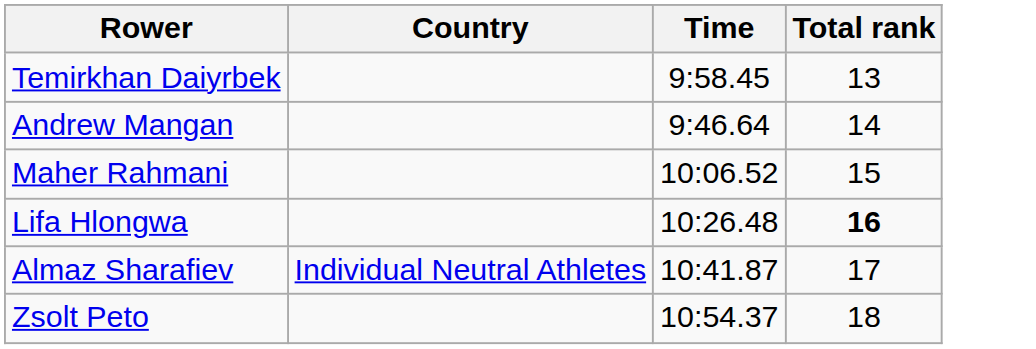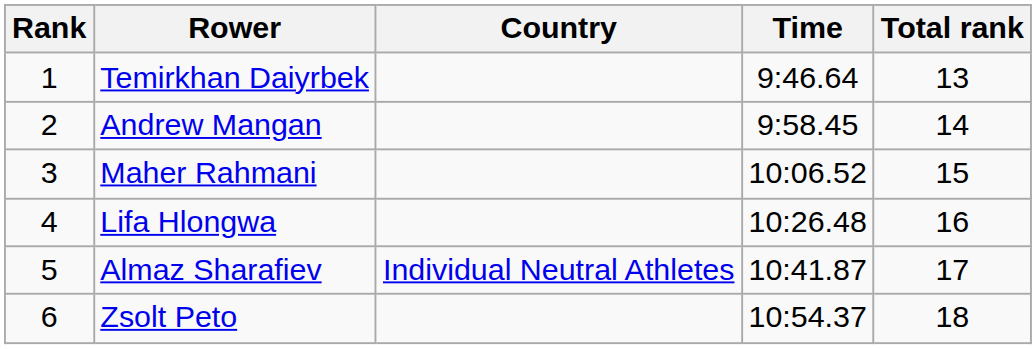+ column: (49, 28)
(719, 76) 9:58.45 -> (808, 76) 9:46.64
(719, 125) 9:46.64 -> (808, 125) 9:58.45
(864, 221) bold -> (952, 221) normal
